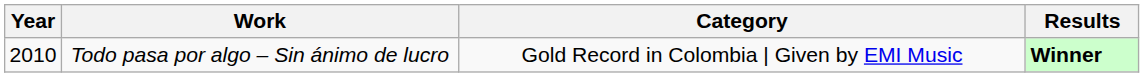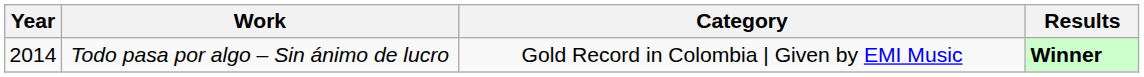(33, 54) 2010 -> (33, 54) 2014
